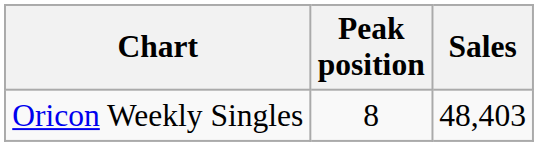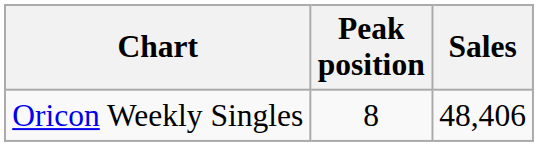(483, 114) 48,403 -> (483, 114) 48,406
